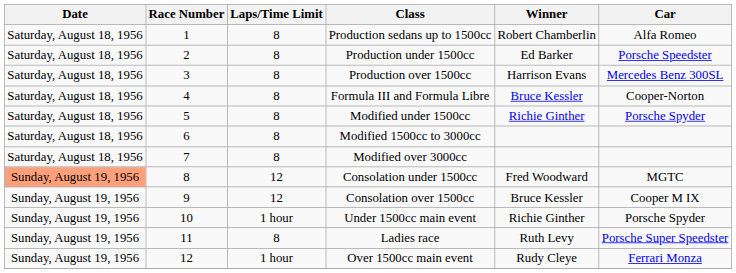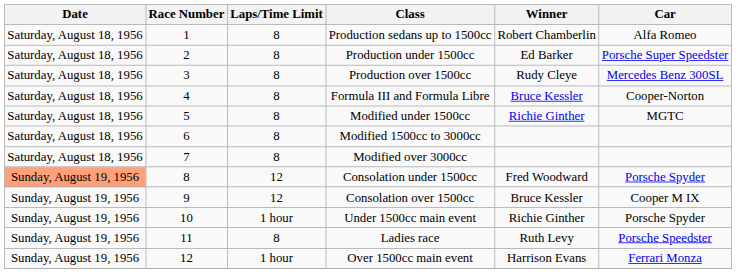(665, 55) Porsche Speedster -> (665, 55) Porsche Super Speedster
(547, 75) Harrison Evans -> (547, 75) Rudy Cleye
(665, 116) Porsche Spyder -> (665, 116) MGTC
(665, 177) MGTC -> (665, 177) Porsche Spyder
(665, 237) Porsche Super Speedster -> (665, 237) Porsche Speedster
(547, 258) Rudy Cleye -> (547, 258) Harrison Evans
